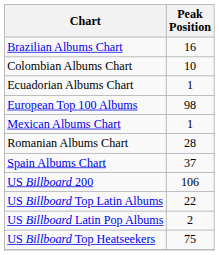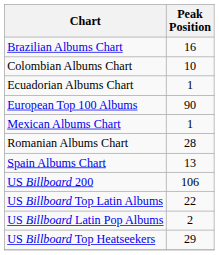(190, 104) 98 -> (190, 104) 90
(190, 162) 37 -> (190, 162) 13
(190, 239) 75 -> (190, 239) 29
